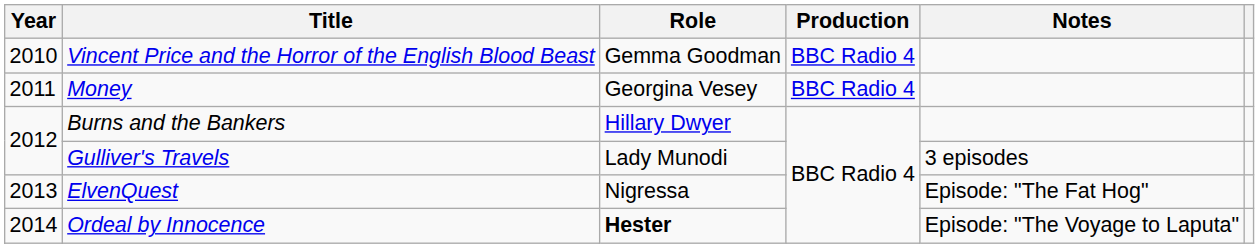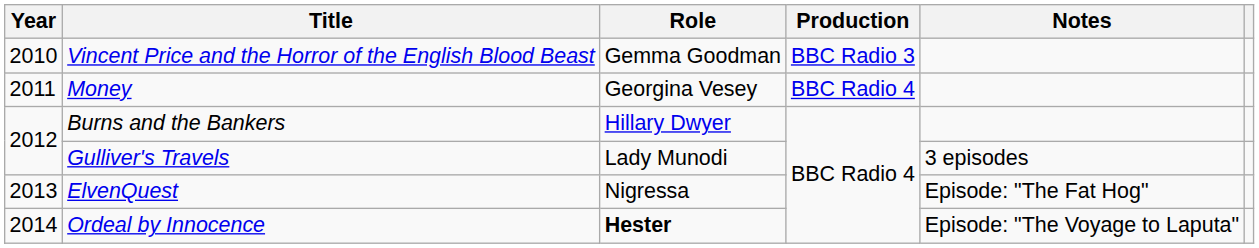(853, 55) BBC Radio 4 -> (853, 55) BBC Radio 3
